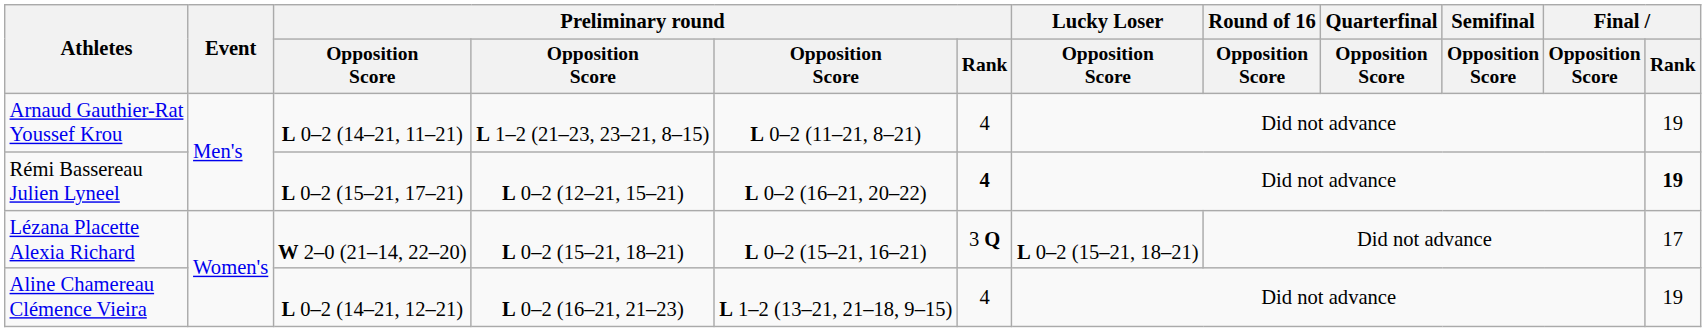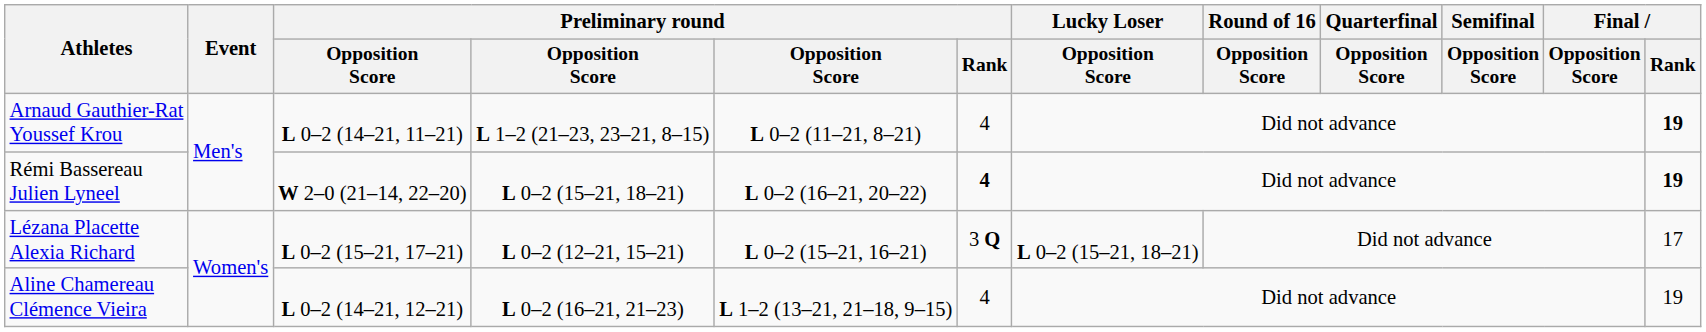(1673, 122) normal -> (1673, 122) bold
(372, 193) L 0–2 (15–21, 17–21) -> (372, 193) W 2–0 (21–14, 22–20)
(593, 193) L 0–2 (12–21, 15–21) -> (593, 193) L 0–2 (15–21, 18–21)
(372, 251) W 2–0 (21–14, 22–20) -> (372, 251) L 0–2 (15–21, 17–21)
(593, 251) L 0–2 (15–21, 18–21) -> (593, 251) L 0–2 (12–21, 15–21)
